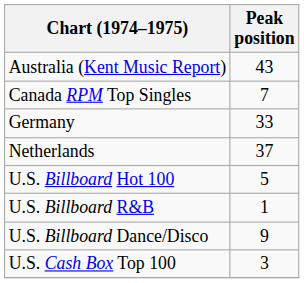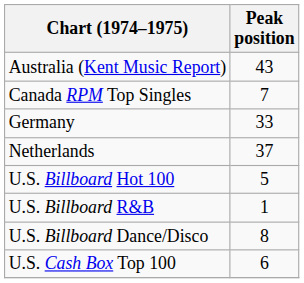(264, 235) 9 -> (264, 235) 8
(264, 263) 3 -> (264, 263) 6
